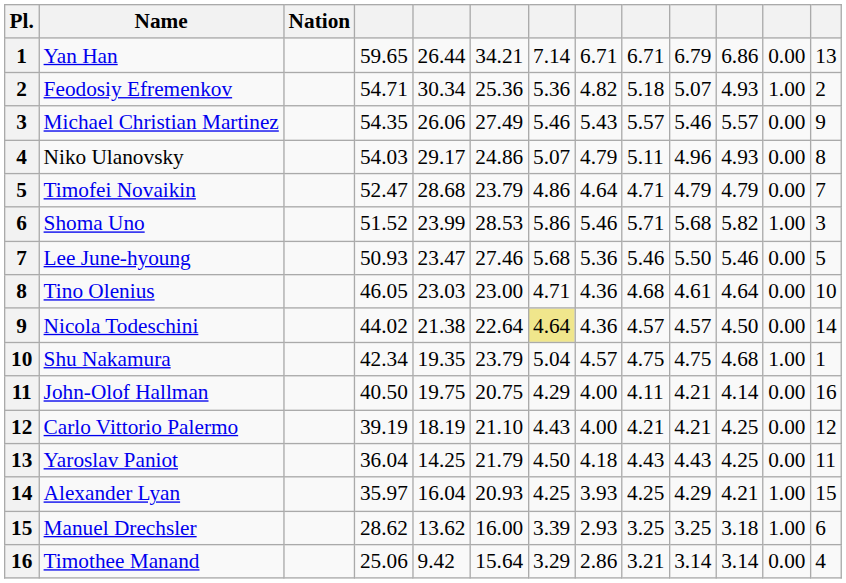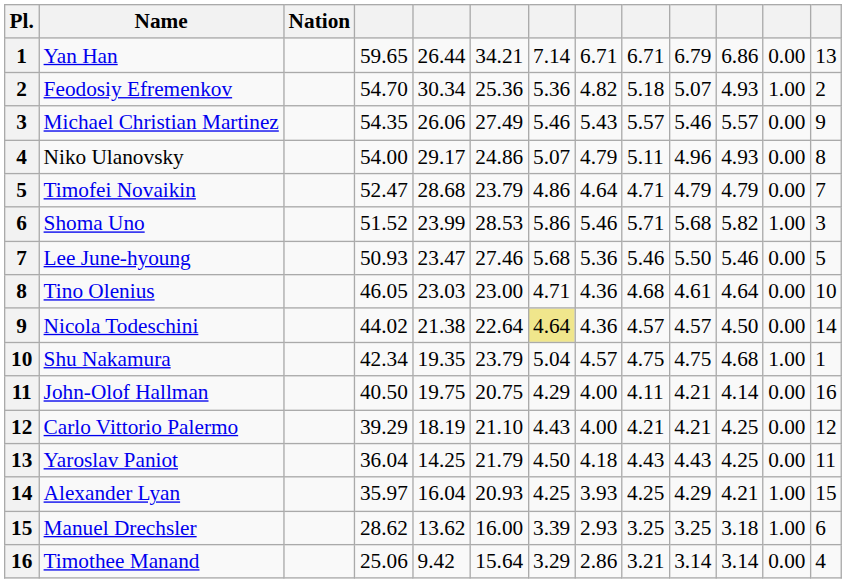(384, 88) 54.71 -> (384, 88) 54.70
(384, 156) 54.03 -> (384, 156) 54.00
(384, 426) 39.19 -> (384, 426) 39.29
